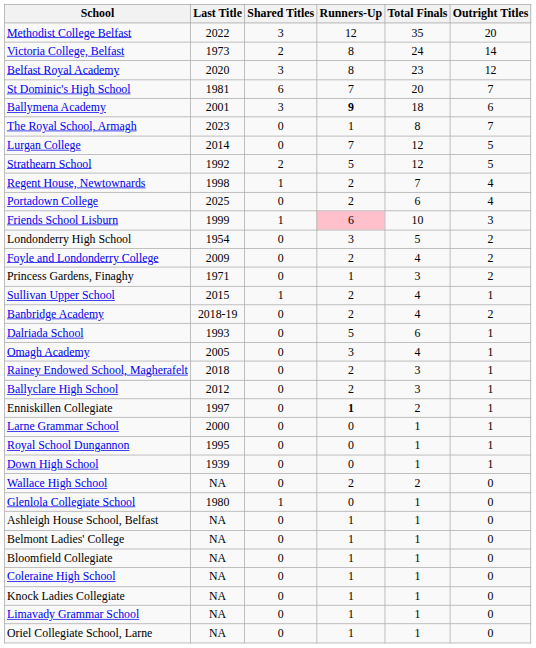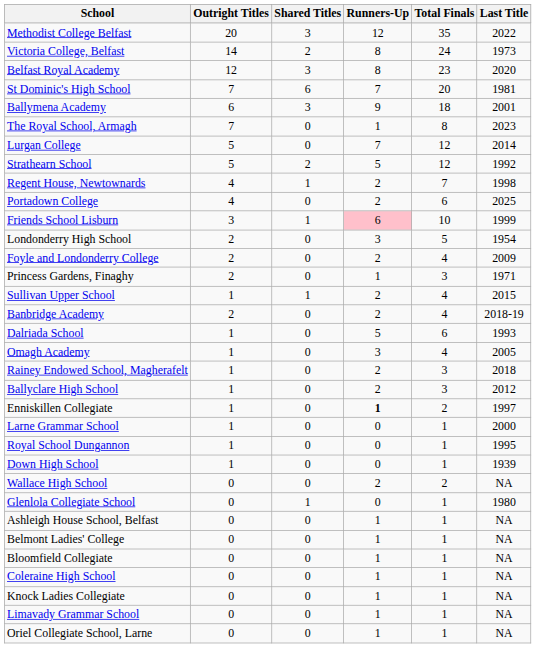columns swapped: (491, 13) <-> (218, 13)
(351, 107) bold -> (378, 107) normal
